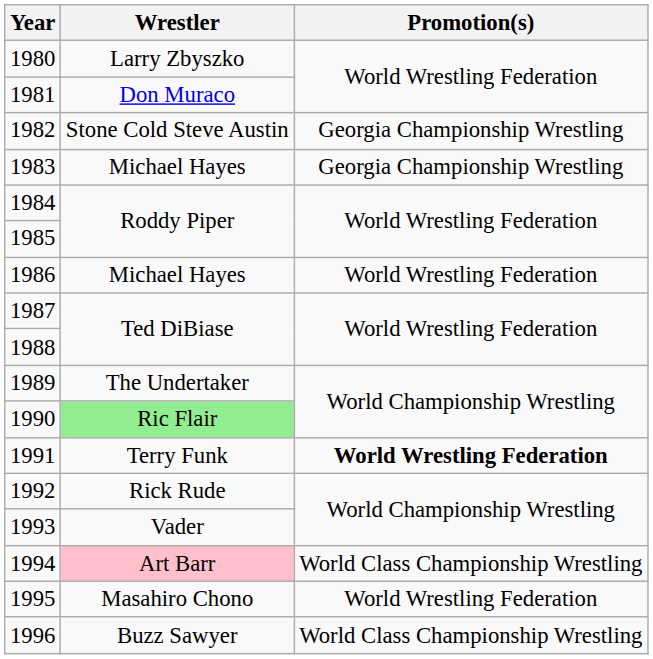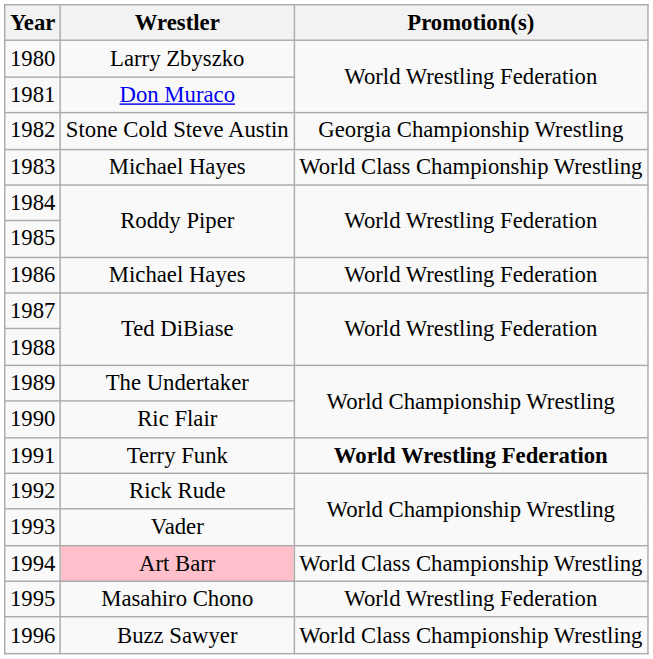(471, 166) Georgia Championship Wrestling -> (471, 166) World Class Championship Wrestling
(177, 418) lightgreen background -> (177, 418) no background
